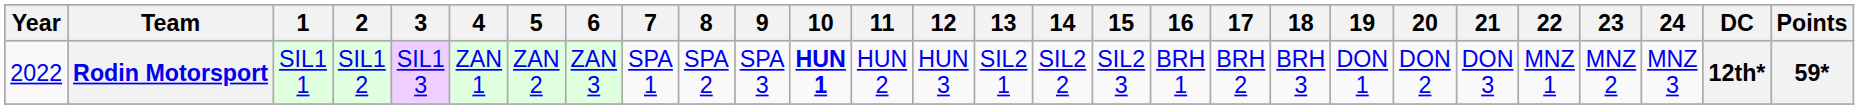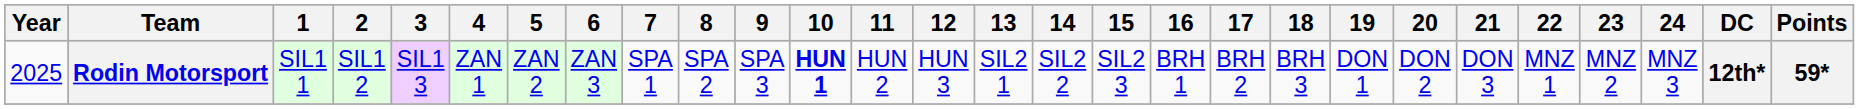(36, 72) 2022 -> (36, 72) 2025
